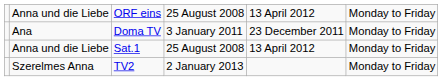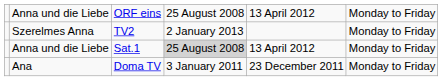rows swapped: (22, 31) <-> (53, 66)
(205, 48) no background -> (205, 48) lightgrey background
